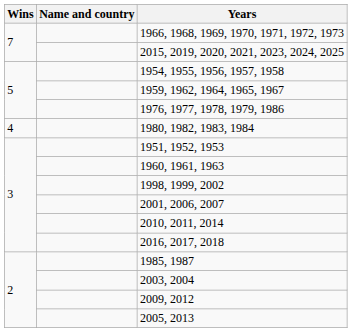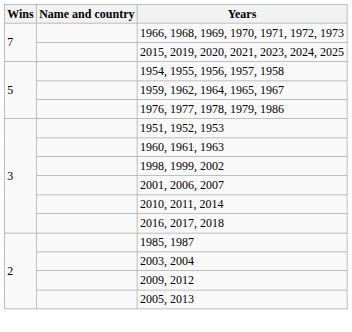- row: (197, 128)
